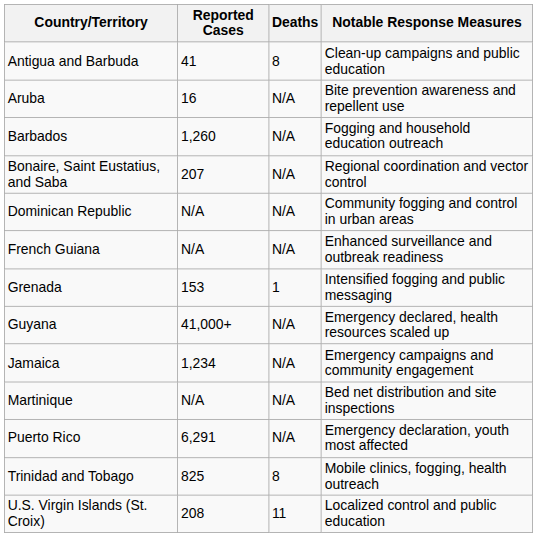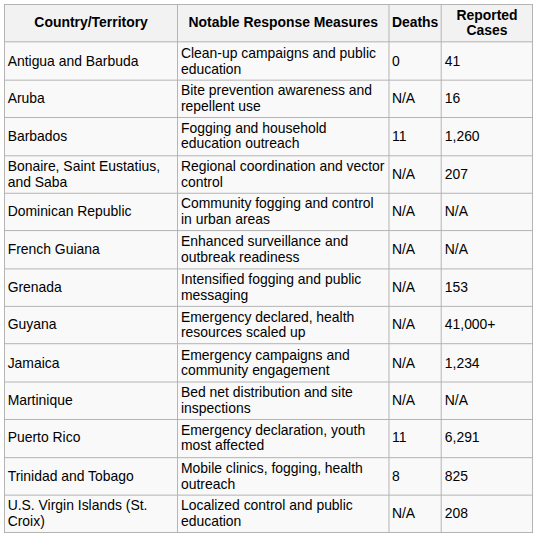columns swapped: (223, 23) <-> (427, 23)
(276, 61) 8 -> (396, 61) 0
(283, 136) N/A -> (399, 136) 11
(276, 287) 1 -> (404, 287) N/A
(283, 438) N/A -> (399, 438) 11
(279, 513) 11 -> (404, 513) N/A
